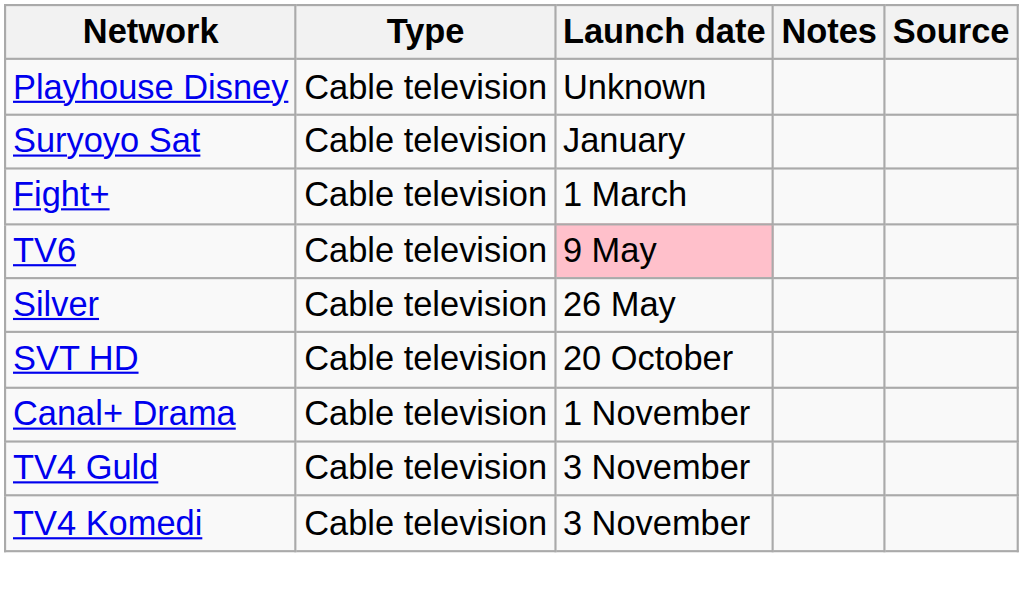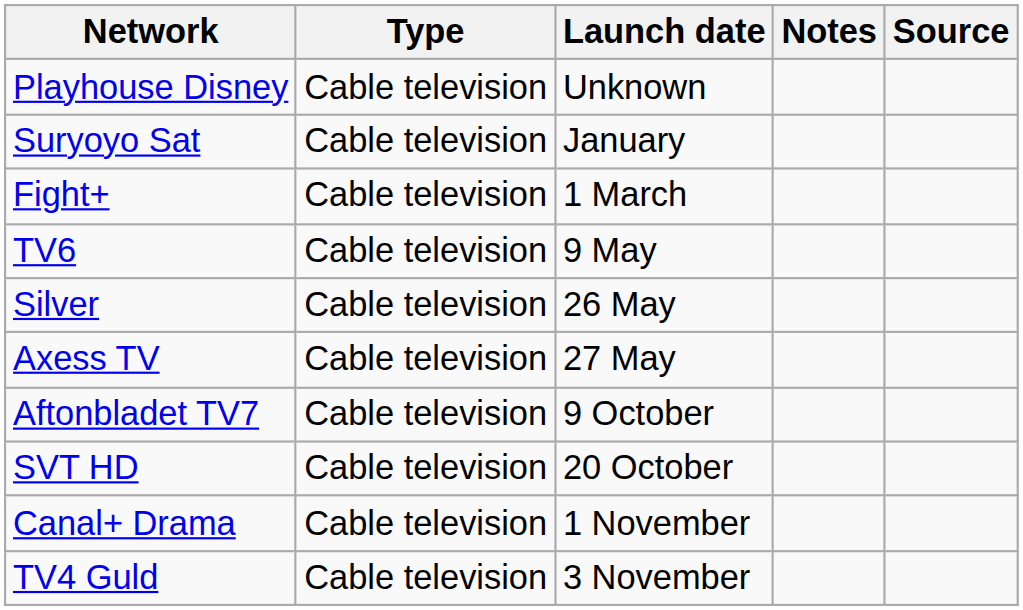(610, 250) pink background -> (610, 250) no background
+ row: (86, 359)
+ row: (136, 413)
- row: (108, 522)
